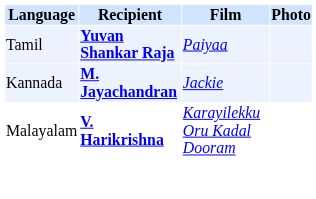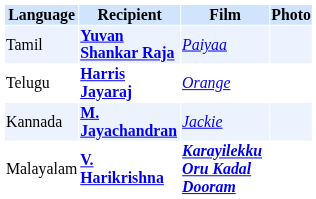+ row: (28, 83)
(222, 130) normal -> (222, 169) bold
